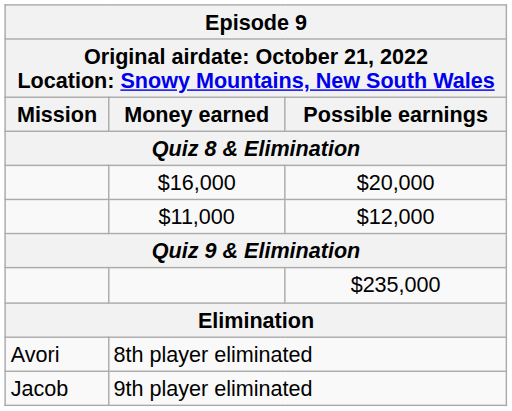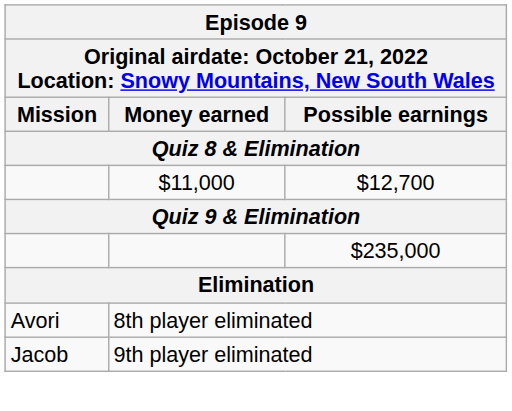- row: (197, 183)
(396, 217) $12,000 -> (396, 183) $12,700
